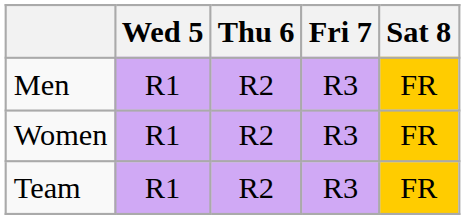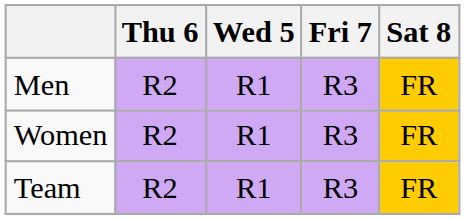columns swapped: (163, 31) <-> (256, 31)
